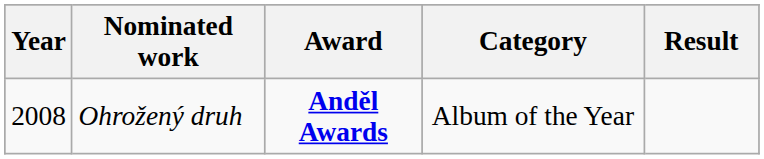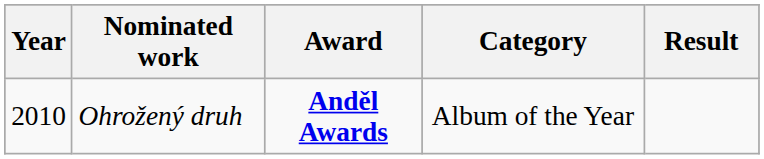(39, 115) 2008 -> (39, 115) 2010
